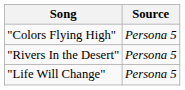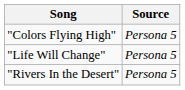rows swapped: (56, 74) <-> (63, 54)
